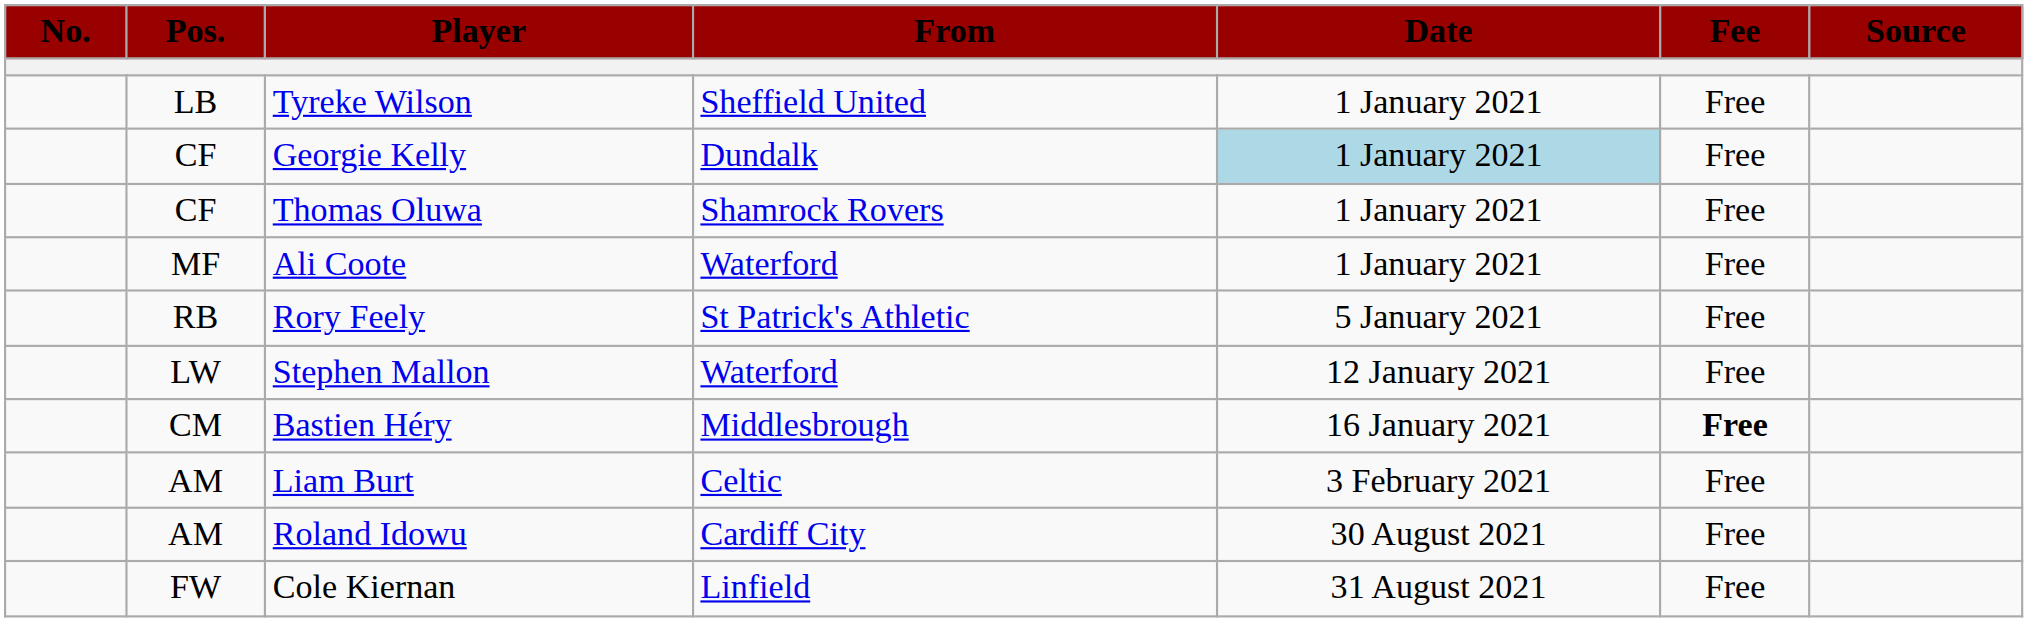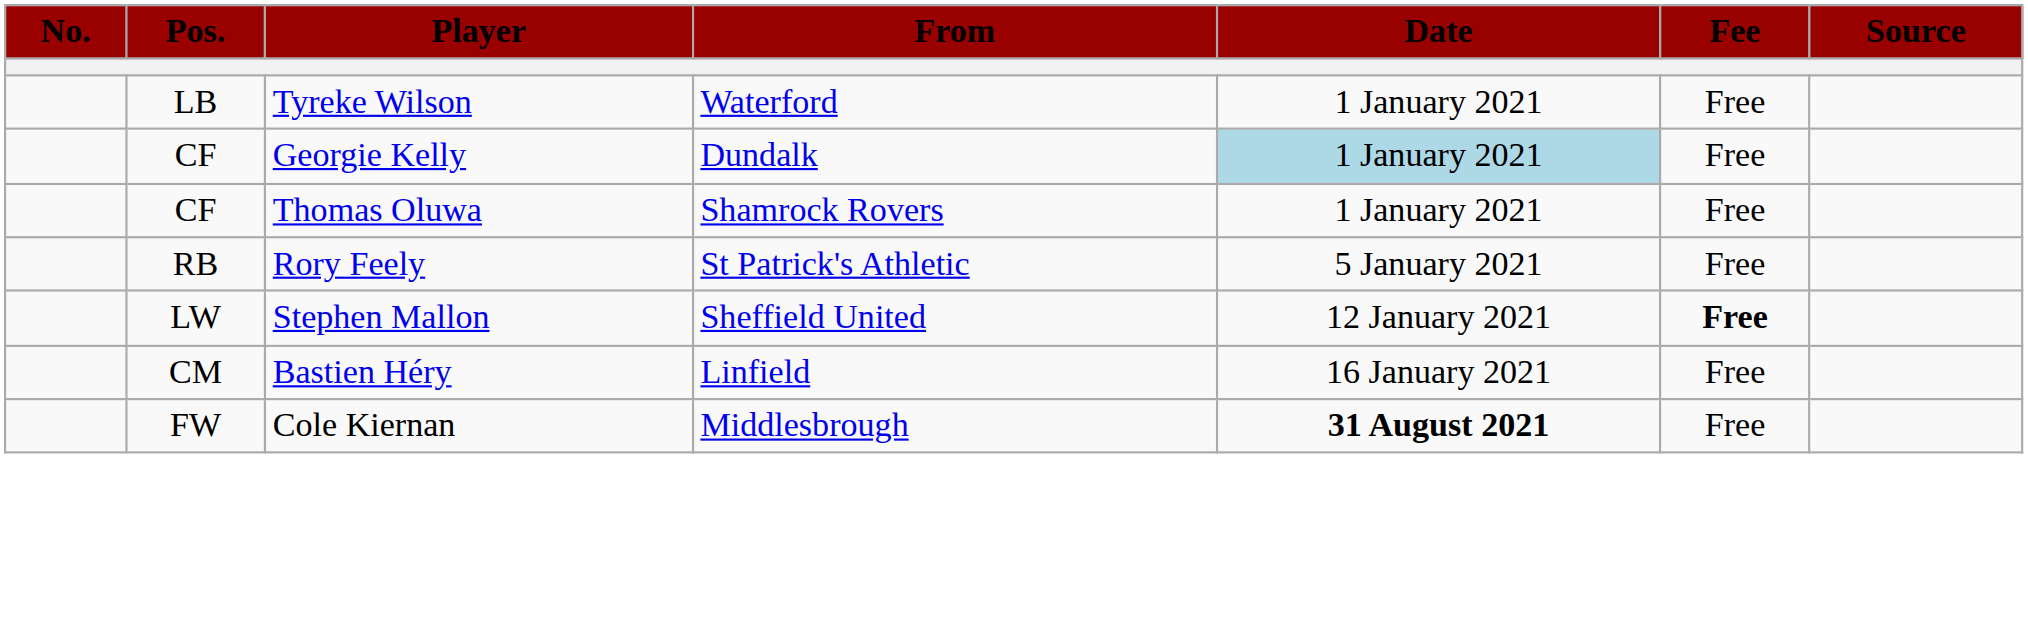(813, 101) Sheffield United -> (769, 101) Waterford
- row: (339, 263)
(769, 371) Waterford -> (813, 317) Sheffield United
(1735, 371) normal -> (1735, 317) bold
(805, 425) Middlesbrough -> (755, 371) Linfield
(1735, 425) bold -> (1735, 371) normal
- row: (343, 479)
- row: (370, 533)
(755, 587) Linfield -> (805, 425) Middlesbrough
(1439, 587) normal -> (1439, 425) bold
